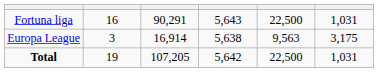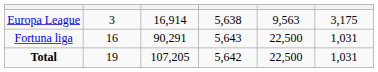rows swapped: (44, 19) <-> (44, 38)
